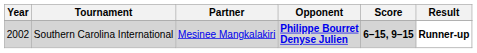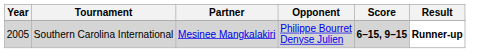(18, 34) 2002 -> (18, 34) 2005
(319, 34) bold -> (316, 34) normal
